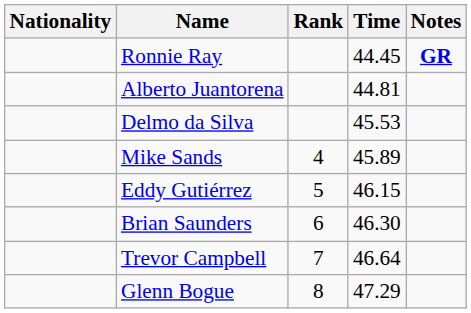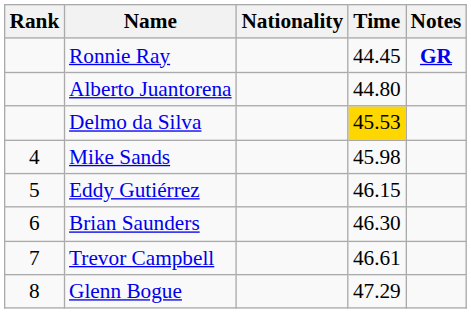columns swapped: (318, 21) <-> (60, 21)
(377, 88) 44.81 -> (377, 88) 44.80
(377, 122) no background -> (377, 122) gold background
(377, 156) 45.89 -> (377, 156) 45.98
(377, 257) 46.64 -> (377, 257) 46.61
